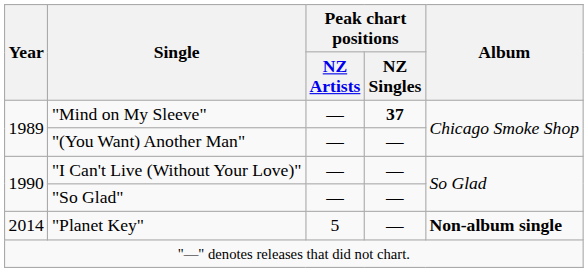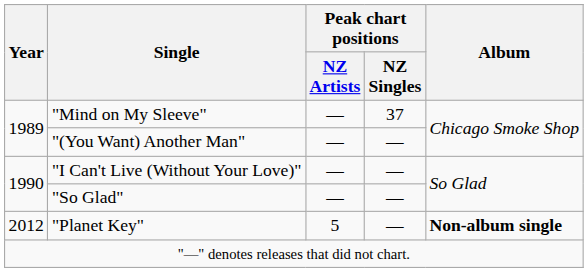(395, 113) bold -> (395, 113) normal
(26, 225) 2014 -> (26, 225) 2012
